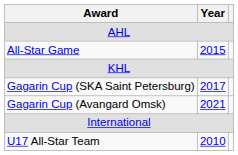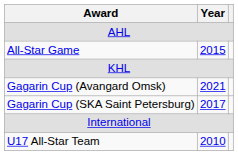rows swapped: (101, 86) <-> (86, 104)
